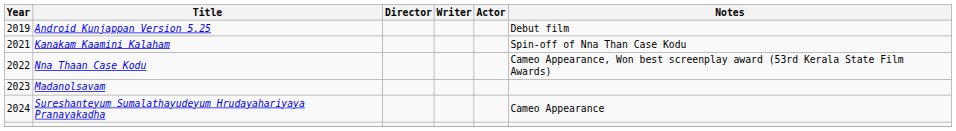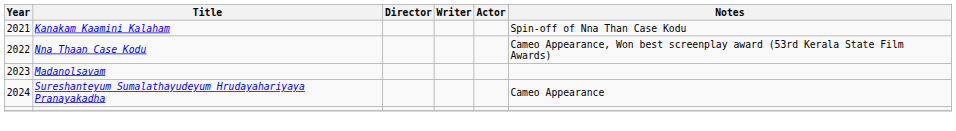- row: (18, 28)
